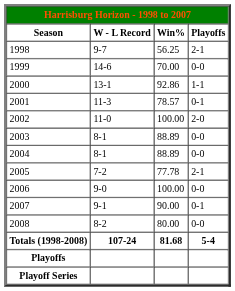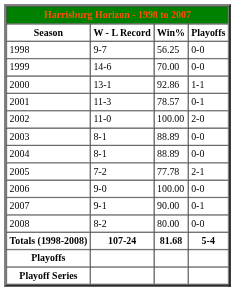(198, 50) 2-1 -> (198, 50) 0-0
